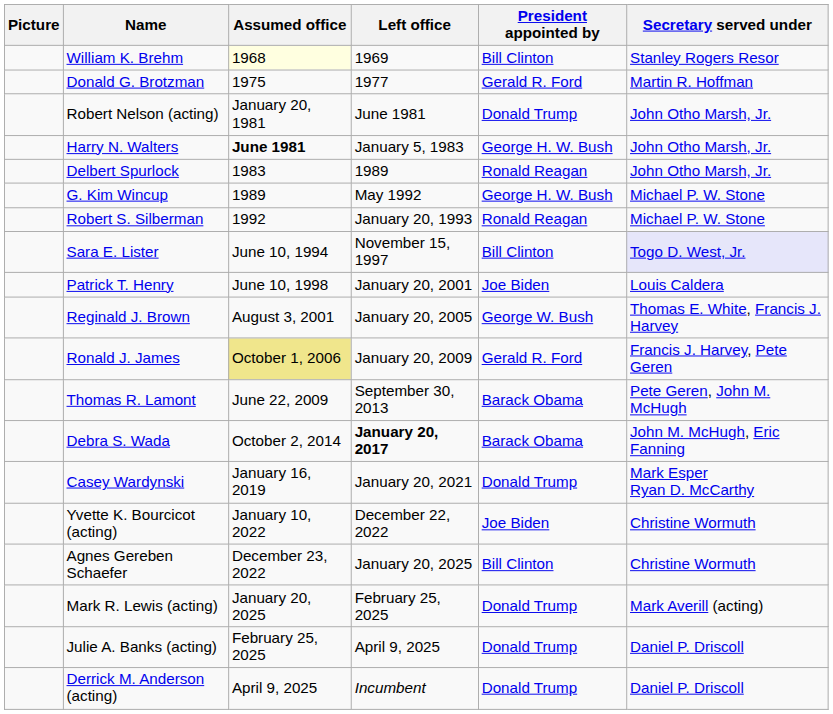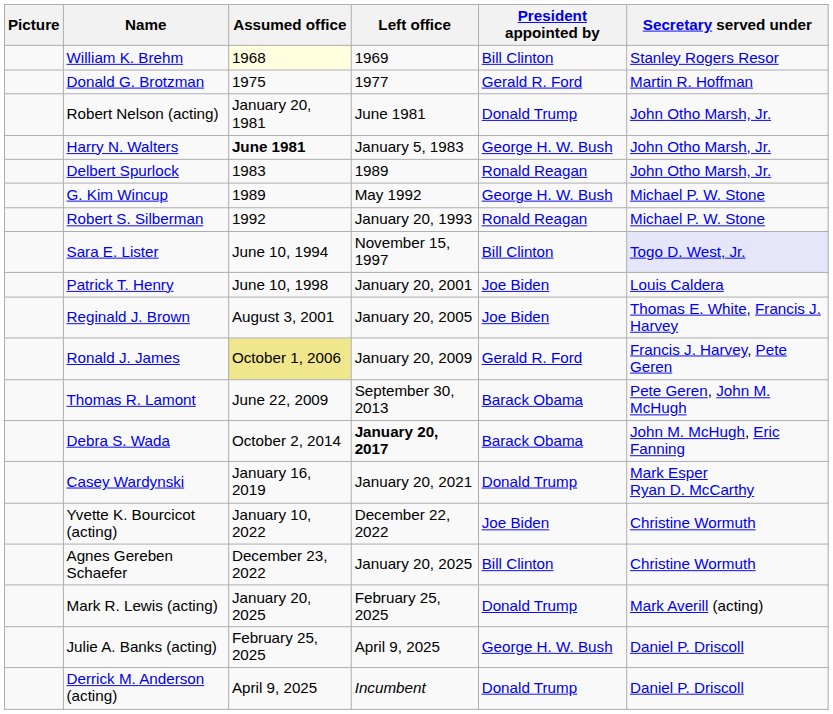(537, 317) George W. Bush -> (515, 317) Joe Biden
(529, 647) Donald Trump -> (547, 647) George H. W. Bush
